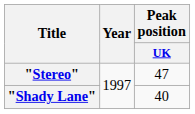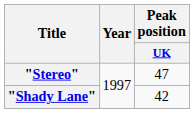(162, 96) 40 -> (162, 96) 42
